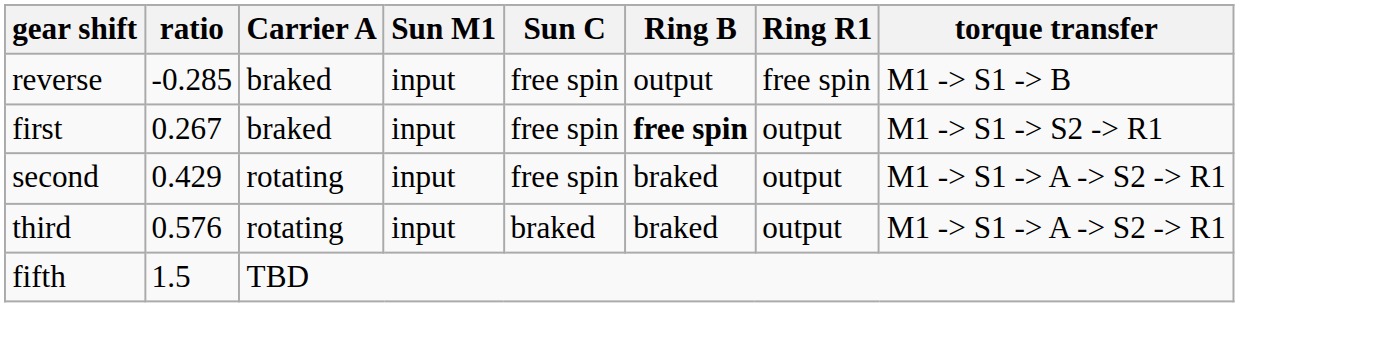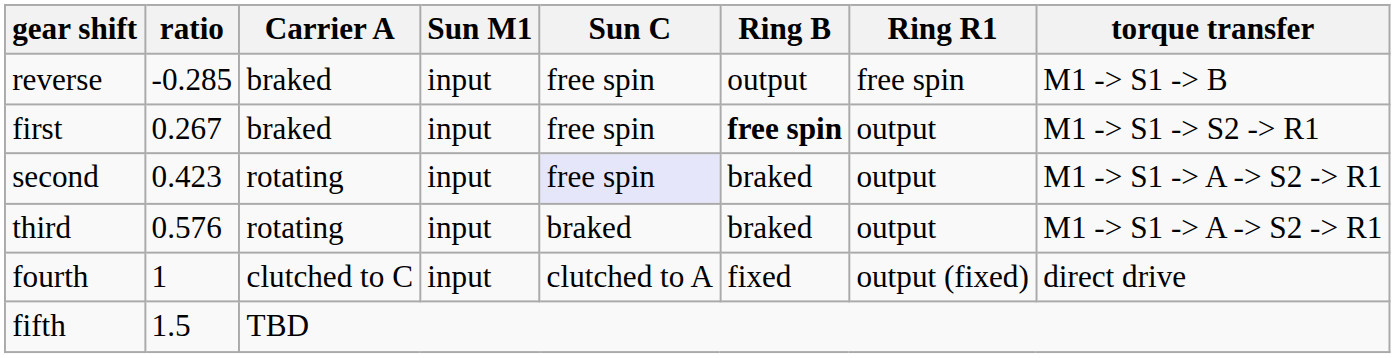(187, 177) 0.429 -> (187, 177) 0.423
(565, 177) no background -> (601, 177) lavender background
+ row: (50, 276)
